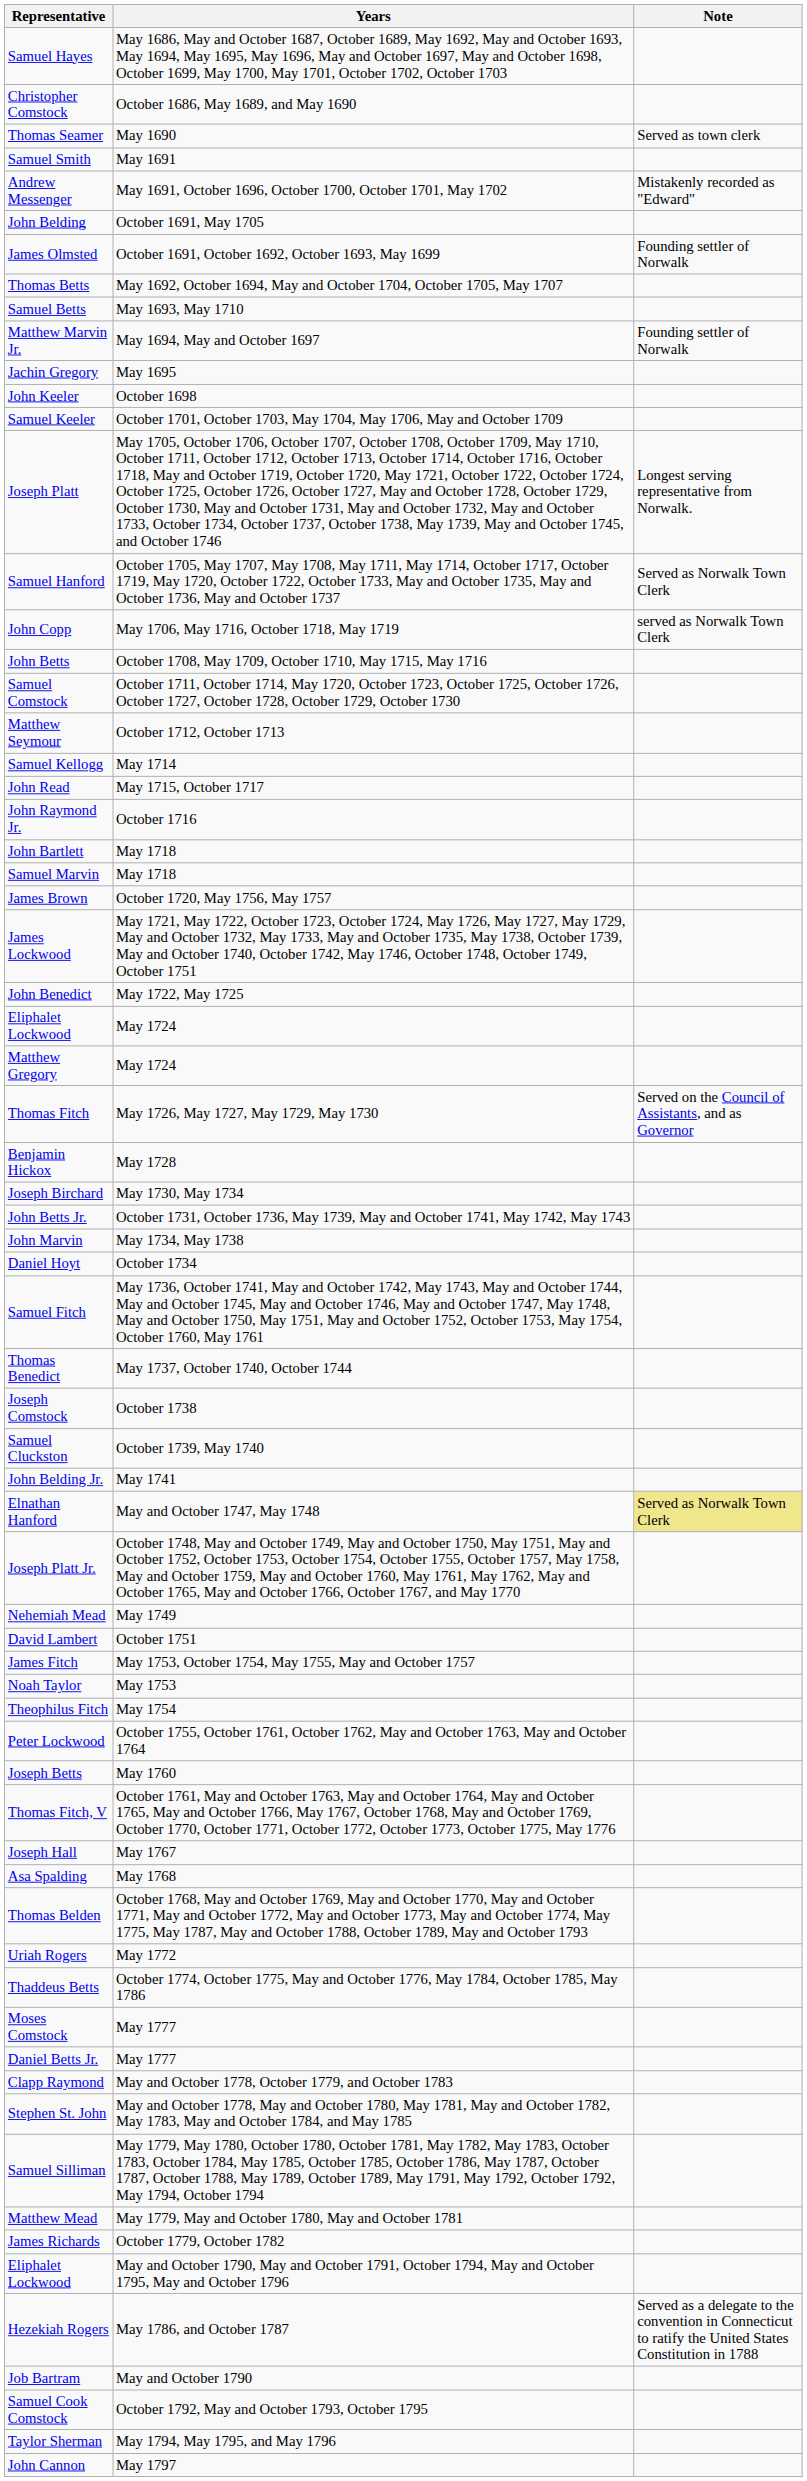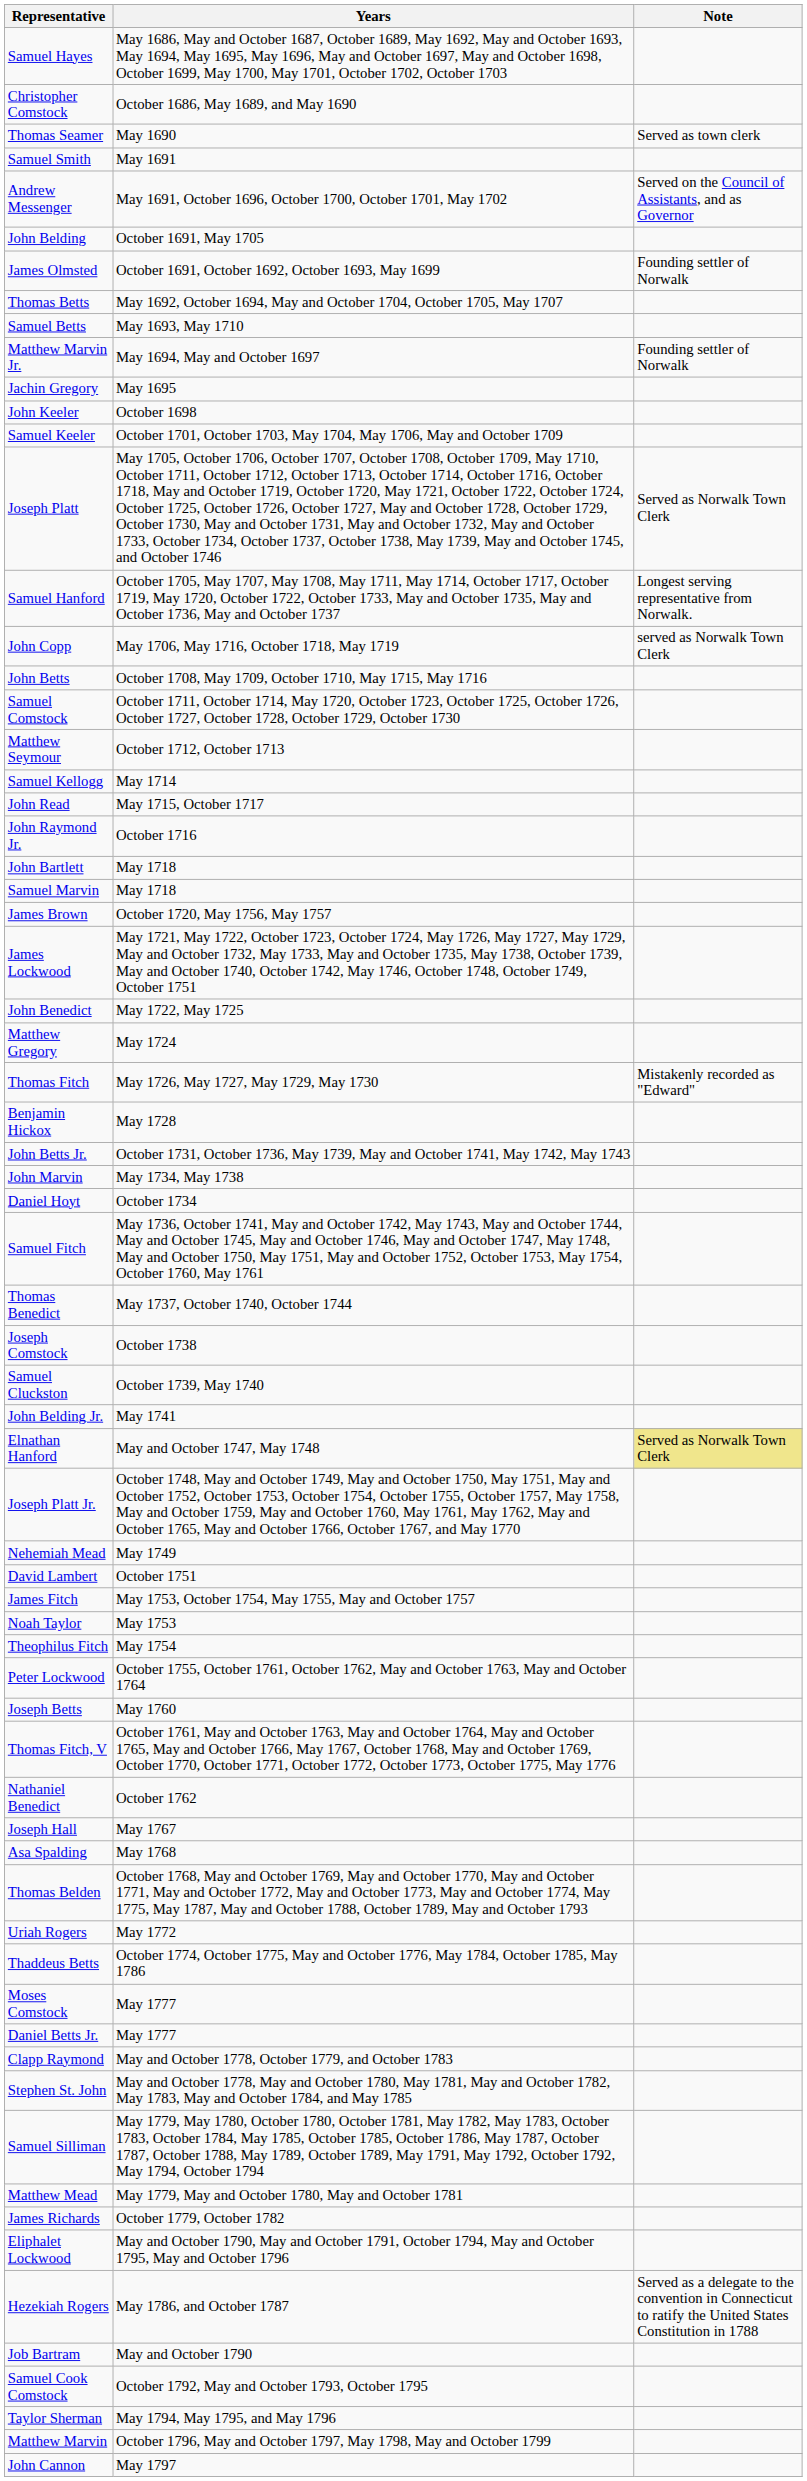(706, 190) Mistakenly recorded as "Edward" -> (711, 199) Served on the Council of Assistants, and as Governor
(695, 492) Longest serving representative from Norwalk. -> (712, 508) Served as Norwalk Town Clerk
(712, 581) Served as Norwalk Town Clerk -> (695, 598) Longest serving representative from Norwalk.
- row: (39, 1025)
(711, 1113) Served on the Council of Assistants, and as Governor -> (706, 1082) Mistakenly recorded as "Edward"
- row: (55, 1193)
+ row: (36, 1797)
+ row: (58, 2441)
